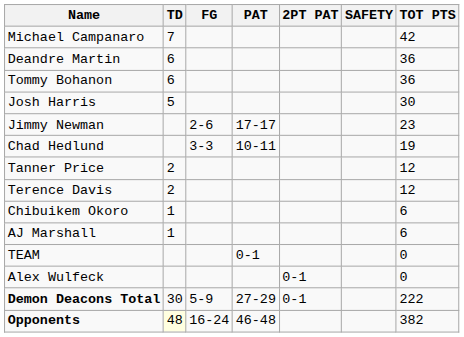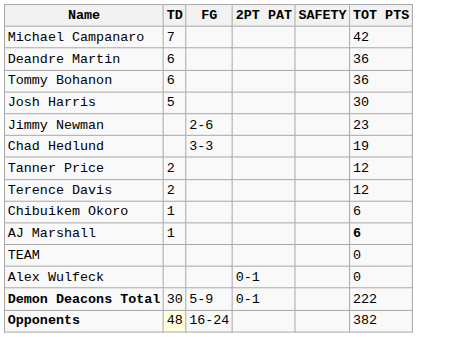- column: (256, 15)
(404, 234) normal -> (357, 234) bold
